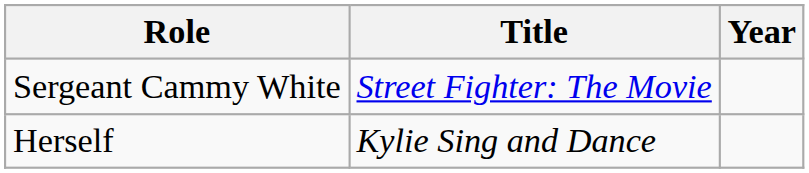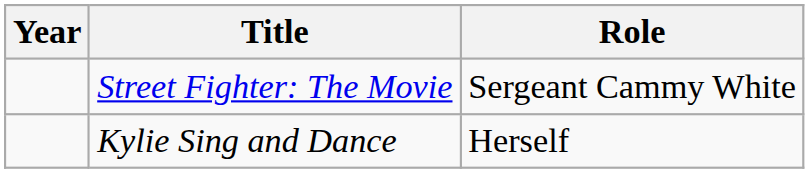columns swapped: (762, 31) <-> (177, 31)
